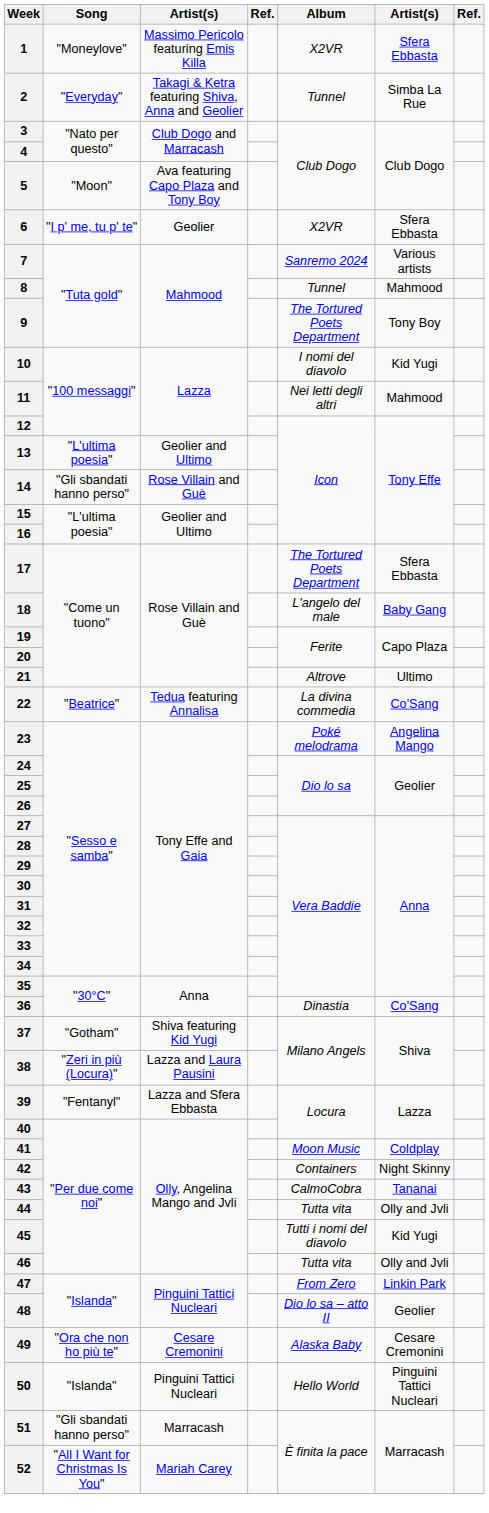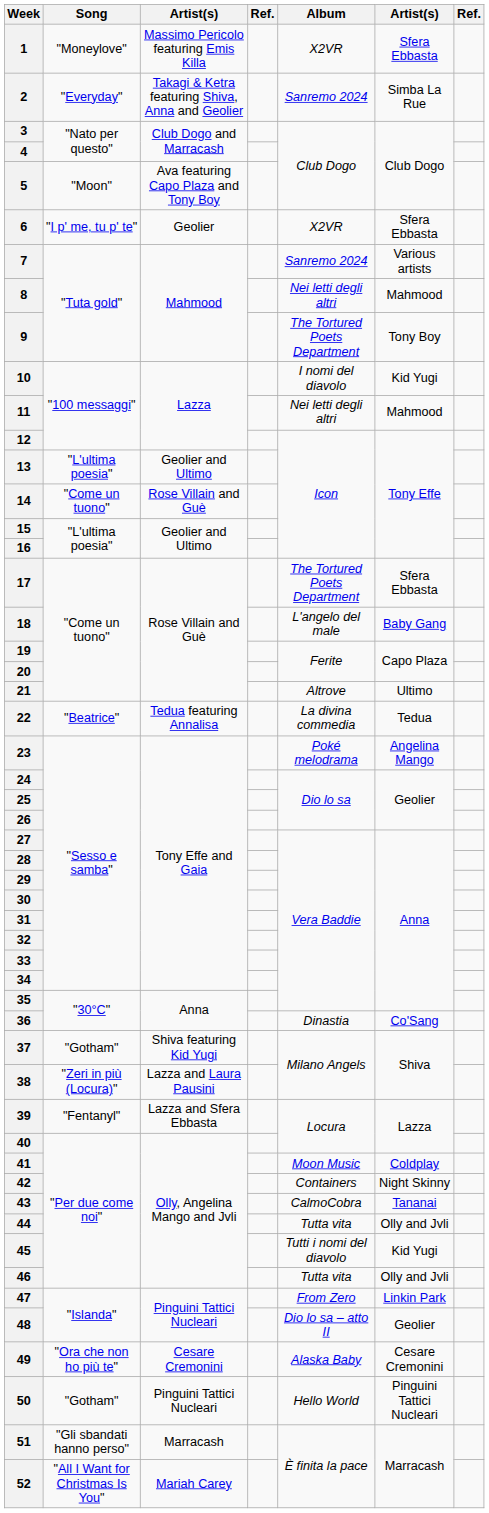(326, 97) Tunnel -> (326, 97) Sanremo 2024
(326, 288) Tunnel -> (326, 295) Nei letti degli altri
(92, 487) "Gli sbandati hanno perso" -> (92, 501) "Come un tuono"
(415, 704) Co'Sang -> (415, 718) Tedua
(92, 1386) "Islanda" -> (92, 1400) "Gotham"
